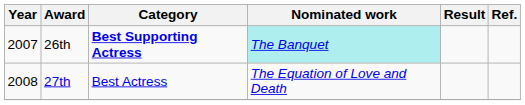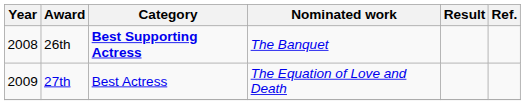(23, 44) 2007 -> (23, 44) 2008
(290, 44) paleturquoise background -> (290, 44) no background
(23, 81) 2008 -> (23, 81) 2009
